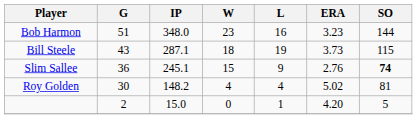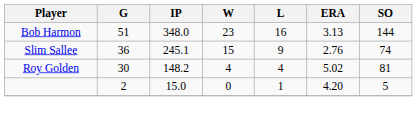(333, 31) 3.23 -> (333, 31) 3.13
- row: (51, 50)
(385, 68) bold -> (385, 50) normal
